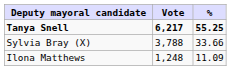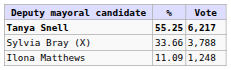columns swapped: (173, 12) <-> (210, 12)
